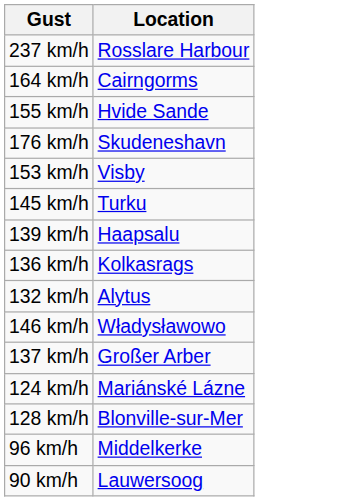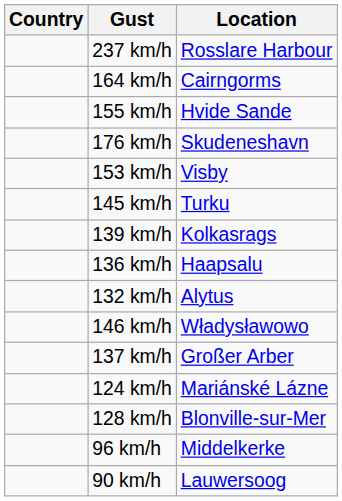+ column: (46, 19)
(139, 234) Haapsalu -> (229, 234) Kolkasrags
(146, 265) Kolkasrags -> (222, 265) Haapsalu
